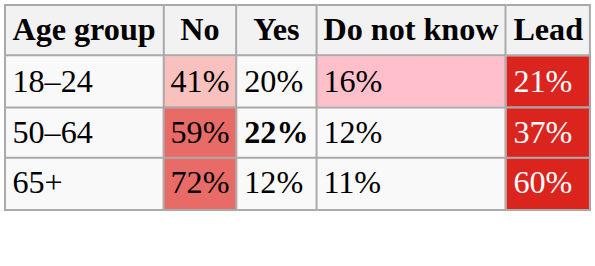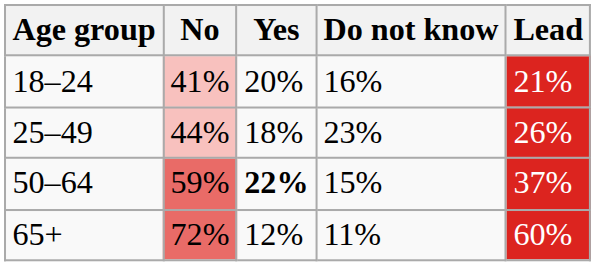(353, 81) pink background -> (353, 81) no background
+ row: (53, 132)
(353, 132) 12% -> (353, 183) 15%
